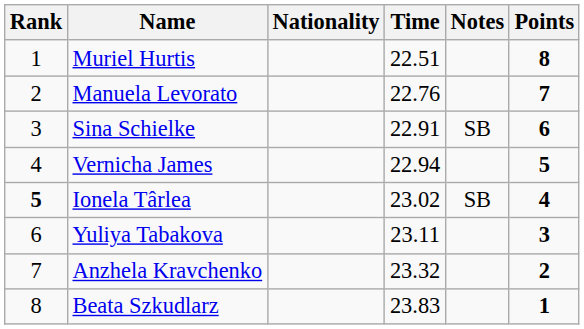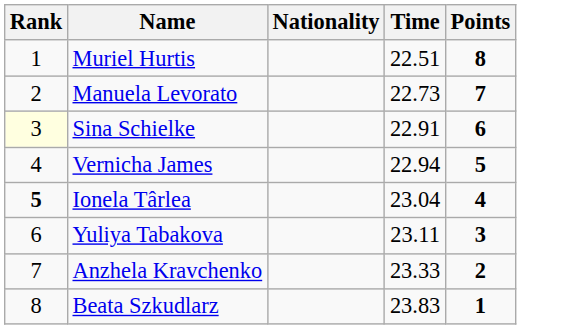- column: (477, 22)
(415, 93) 22.76 -> (415, 93) 22.73
(36, 128) no background -> (36, 128) lightyellow background
(415, 199) 23.02 -> (415, 199) 23.04
(415, 270) 23.32 -> (415, 270) 23.33
